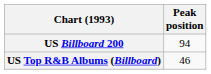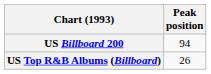(185, 60) 46 -> (185, 60) 26
